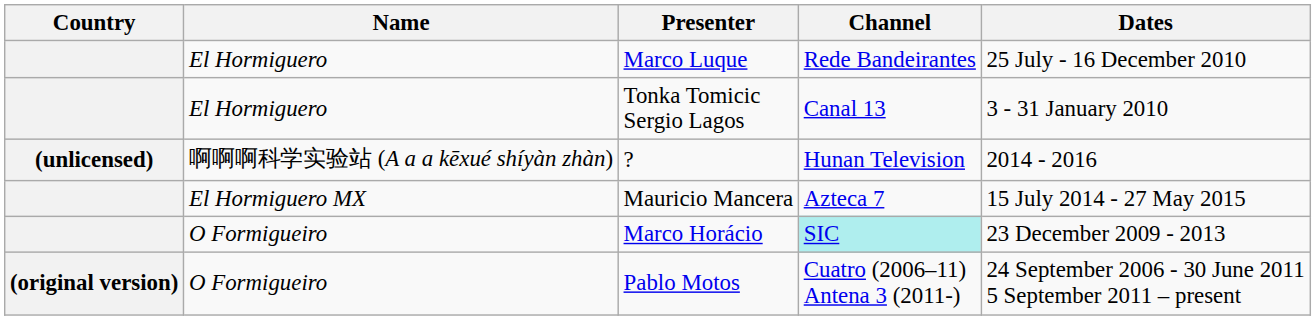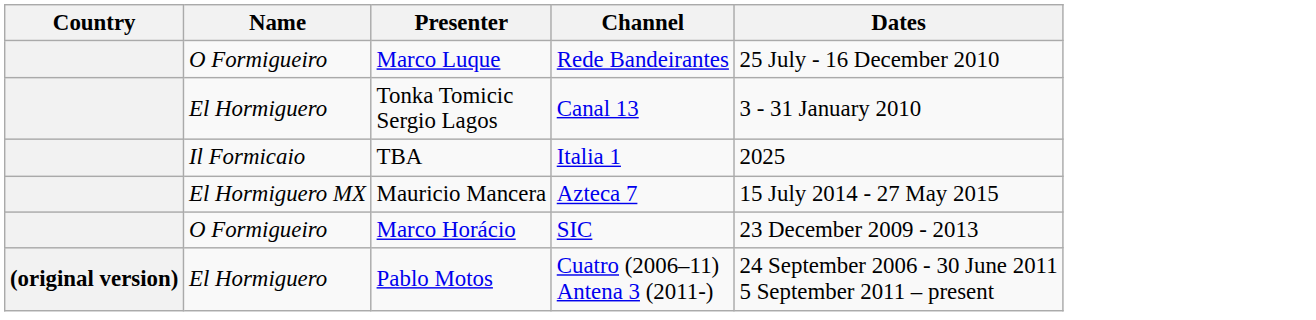(258, 58) El Hormiguero -> (258, 58) O Formigueiro
- row: (629, 159)
+ row: (399, 157)
(822, 234) paleturquoise background -> (575, 229) no background
(258, 283) O Formigueiro -> (258, 278) El Hormiguero
